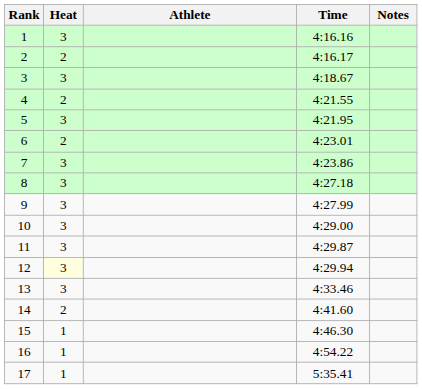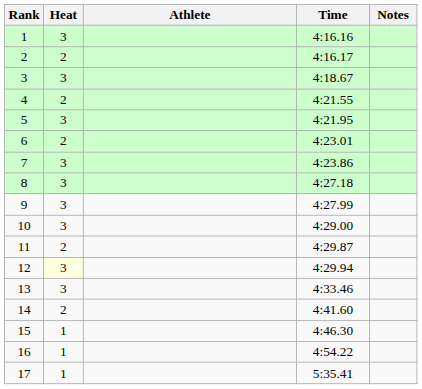(63, 246) 3 -> (63, 246) 2
